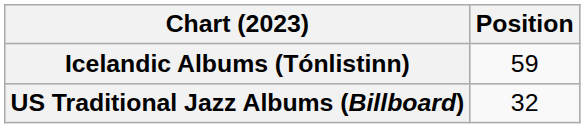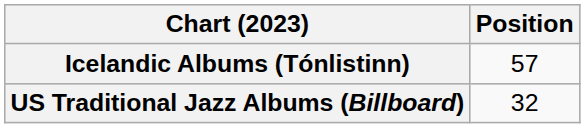(525, 63) 59 -> (525, 63) 57
